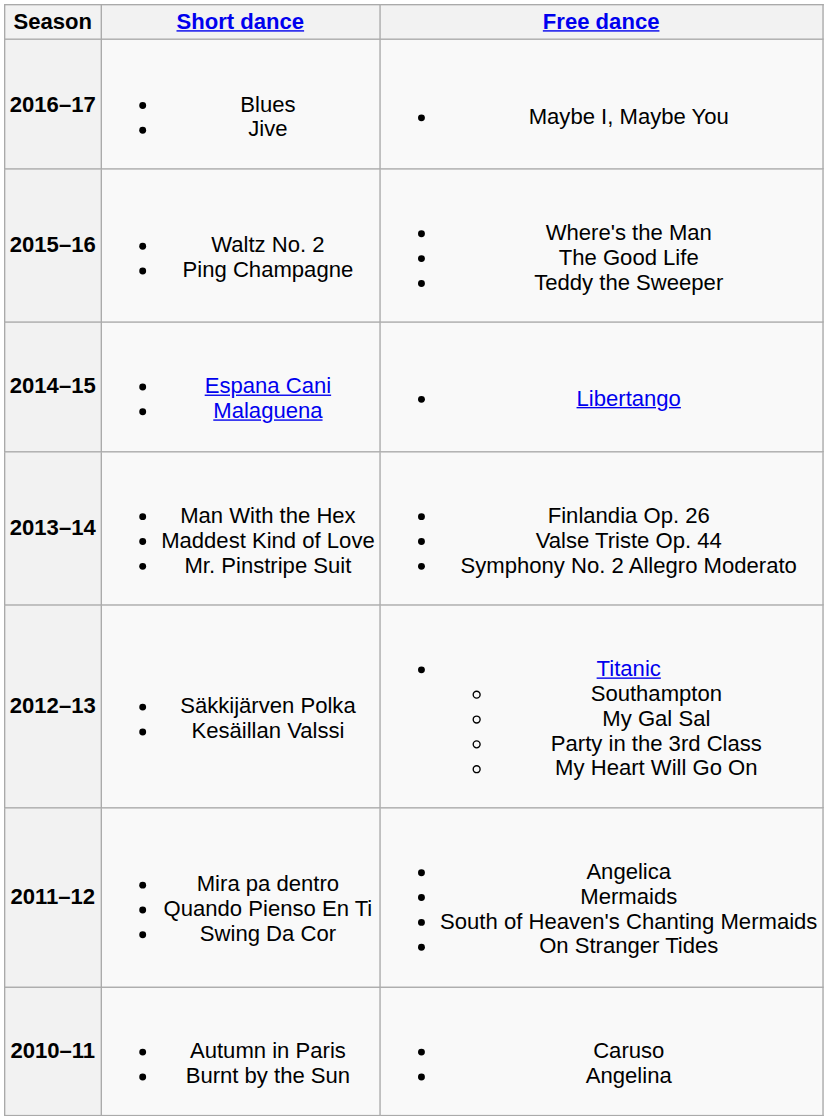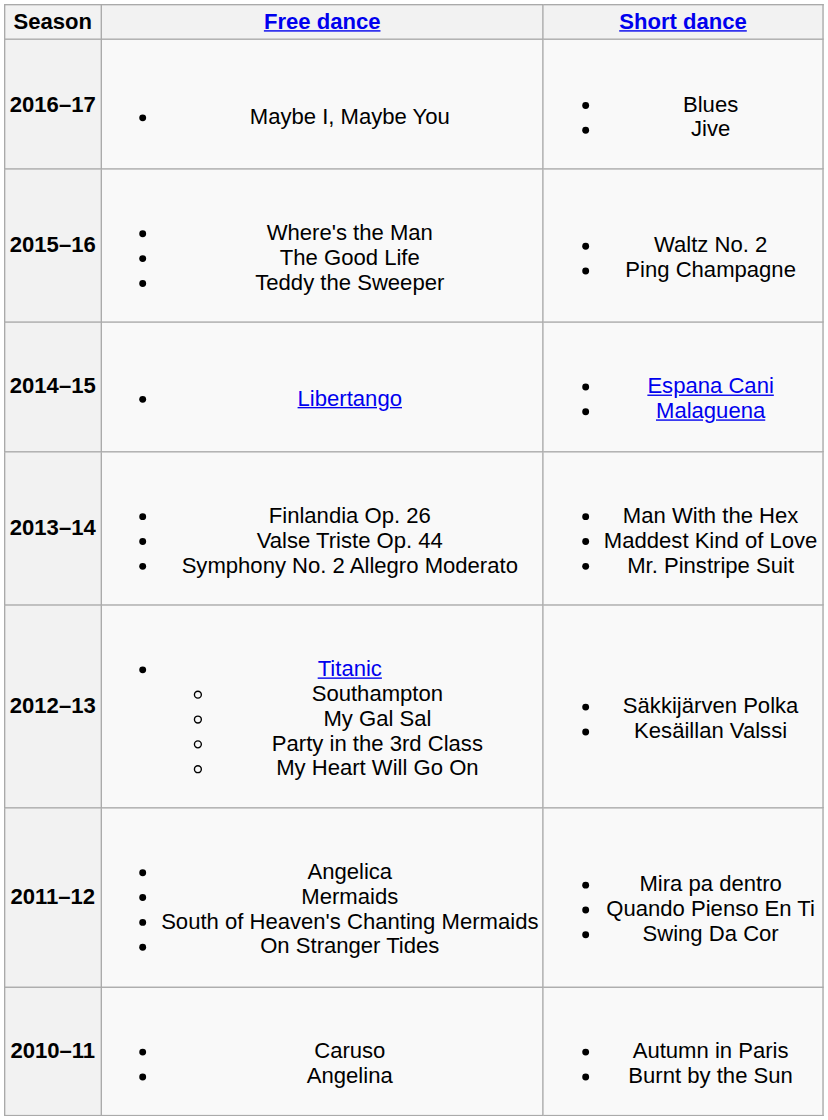columns swapped: (240, 22) <-> (601, 22)
